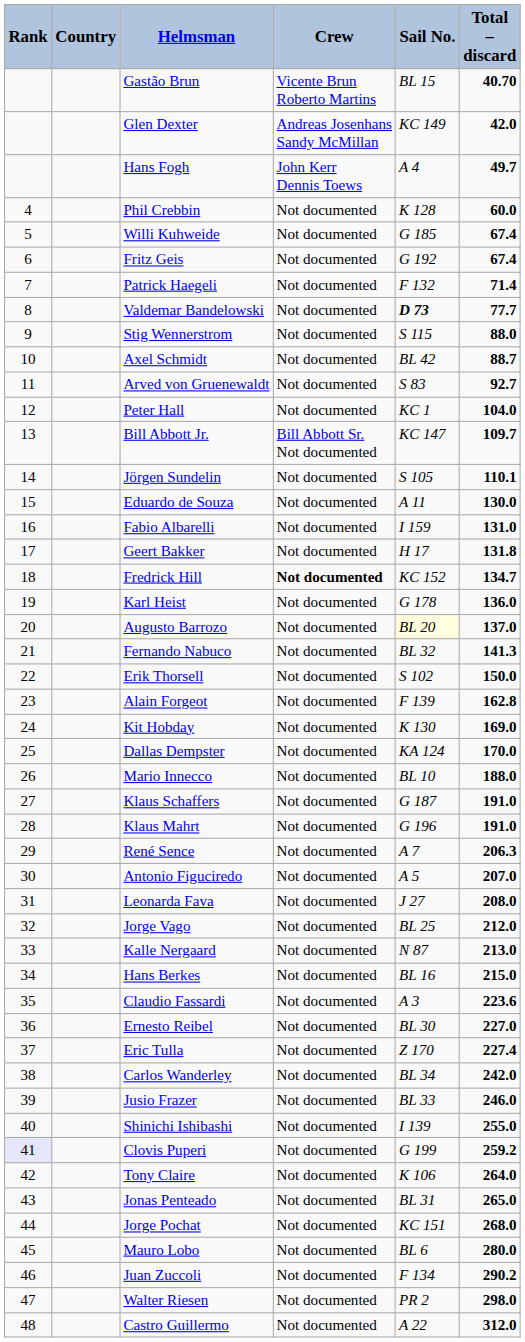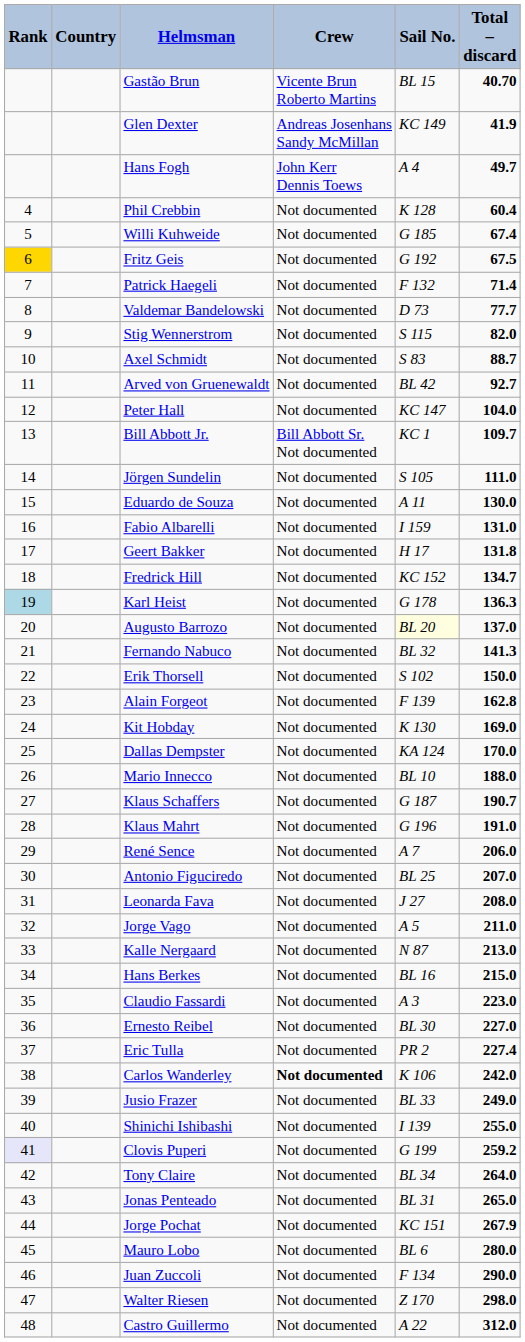(503, 124) 42.0 -> (503, 124) 41.9
(503, 209) 60.0 -> (503, 209) 60.4
(28, 259) no background -> (28, 259) gold background
(503, 259) 67.4 -> (503, 259) 67.5
(414, 309) bold -> (414, 309) normal
(503, 334) 88.0 -> (503, 334) 82.0
(417, 359) BL 42 -> (412, 359) S 83
(412, 384) S 83 -> (417, 384) BL 42
(415, 409) KC 1 -> (422, 409) KC 147
(422, 434) KC 147 -> (415, 434) KC 1
(500, 476) 110.1 -> (501, 476) 111.0
(330, 576) bold -> (327, 576) normal
(28, 601) no background -> (28, 601) lightblue background
(500, 601) 136.0 -> (500, 601) 136.3
(500, 801) 191.0 -> (500, 801) 190.7
(500, 851) 206.3 -> (500, 851) 206.0
(409, 875) A 5 -> (417, 875) BL 25
(417, 925) BL 25 -> (409, 925) A 5
(500, 925) 212.0 -> (500, 925) 211.0
(500, 1000) 223.6 -> (500, 1000) 223.0
(416, 1050) Z 170 -> (414, 1050) PR 2
(327, 1075) normal -> (330, 1075) bold
(417, 1075) BL 34 -> (417, 1075) K 106
(500, 1100) 246.0 -> (500, 1100) 249.0
(417, 1175) K 106 -> (417, 1175) BL 34
(500, 1225) 268.0 -> (500, 1225) 267.9
(500, 1274) 290.2 -> (500, 1274) 290.0
(414, 1299) PR 2 -> (416, 1299) Z 170
